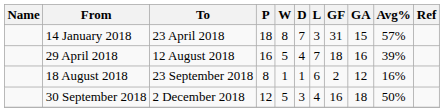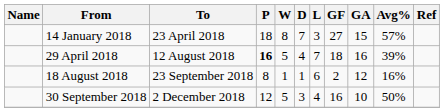(336, 35) 31 -> (336, 35) 27
(266, 55) normal -> (266, 55) bold
(361, 96) 18 -> (361, 96) 10
